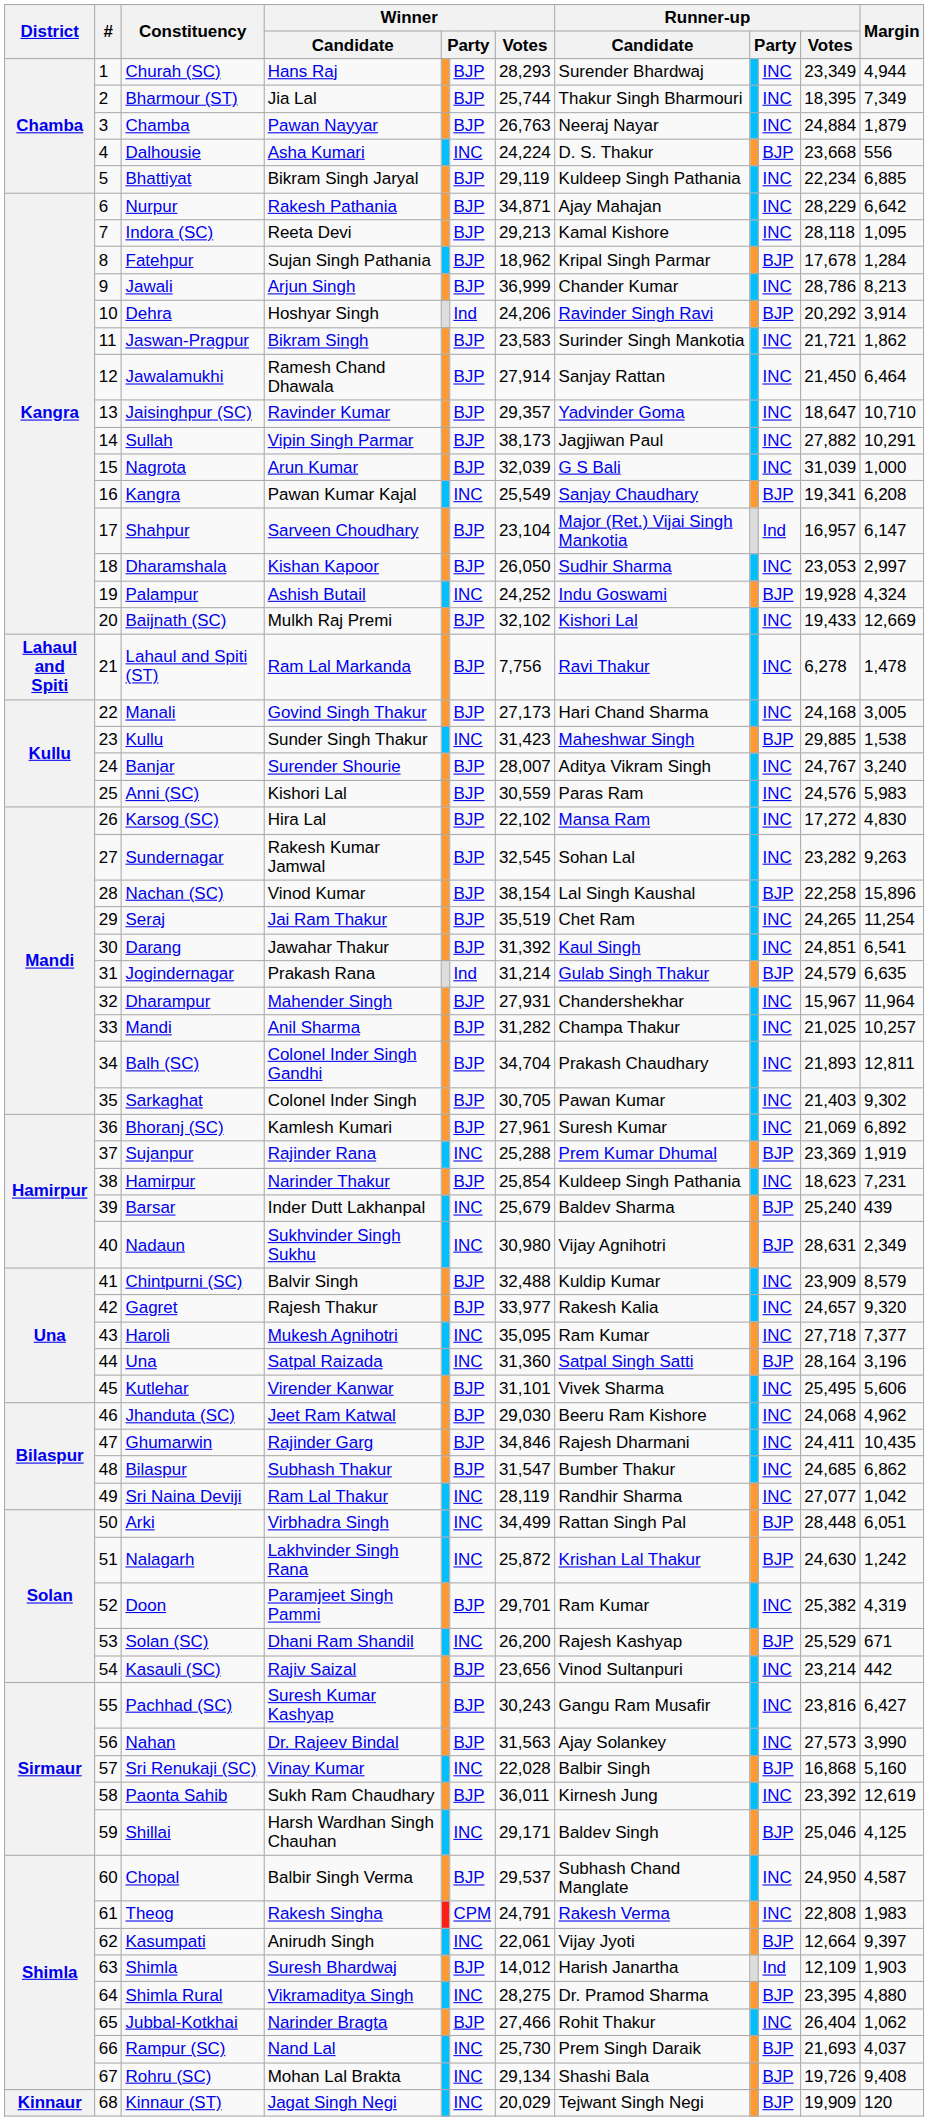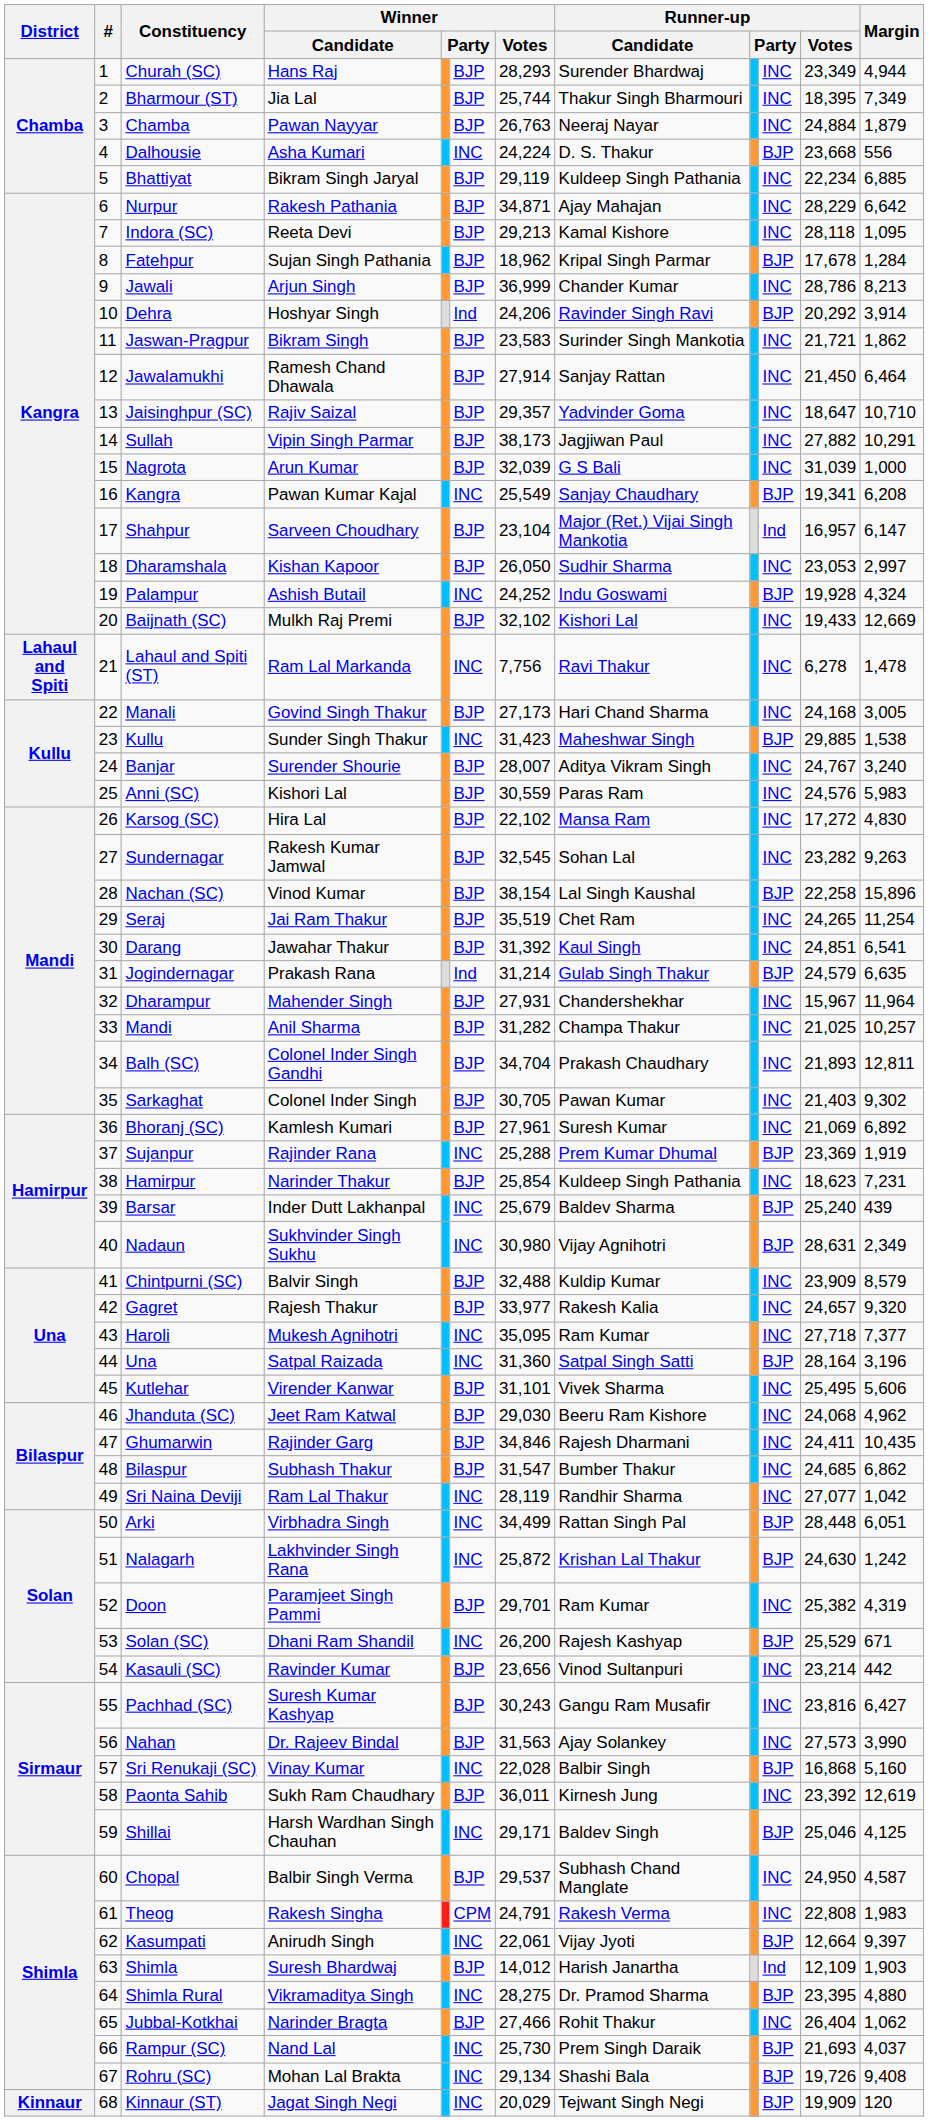(329, 413) Ravinder Kumar -> (312, 413) Rajiv Saizal
(469, 666) BJP -> (468, 666) INC
(312, 1669) Rajiv Saizal -> (329, 1669) Ravinder Kumar
